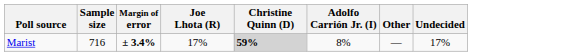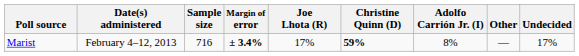+ column: (131, 19)
(247, 42) lightgrey background -> (354, 42) no background
